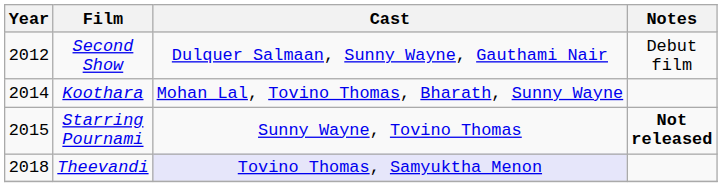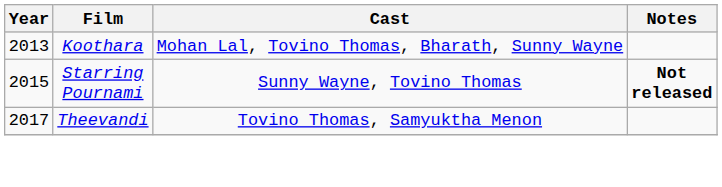- row: (103, 56)
(29, 93) 2014 -> (29, 46) 2013
(29, 168) 2018 -> (29, 121) 2017
(390, 168) lavender background -> (390, 121) no background
